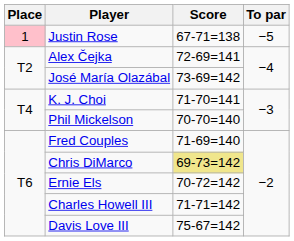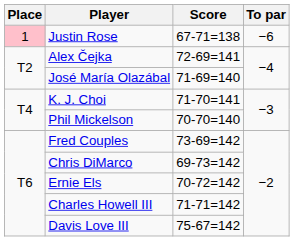(266, 36) −5 -> (266, 36) −6
(208, 78) 73-69=142 -> (208, 78) 71-69=140
(208, 141) 71-69=140 -> (208, 141) 73-69=142
(208, 162) khaki background -> (208, 162) no background
